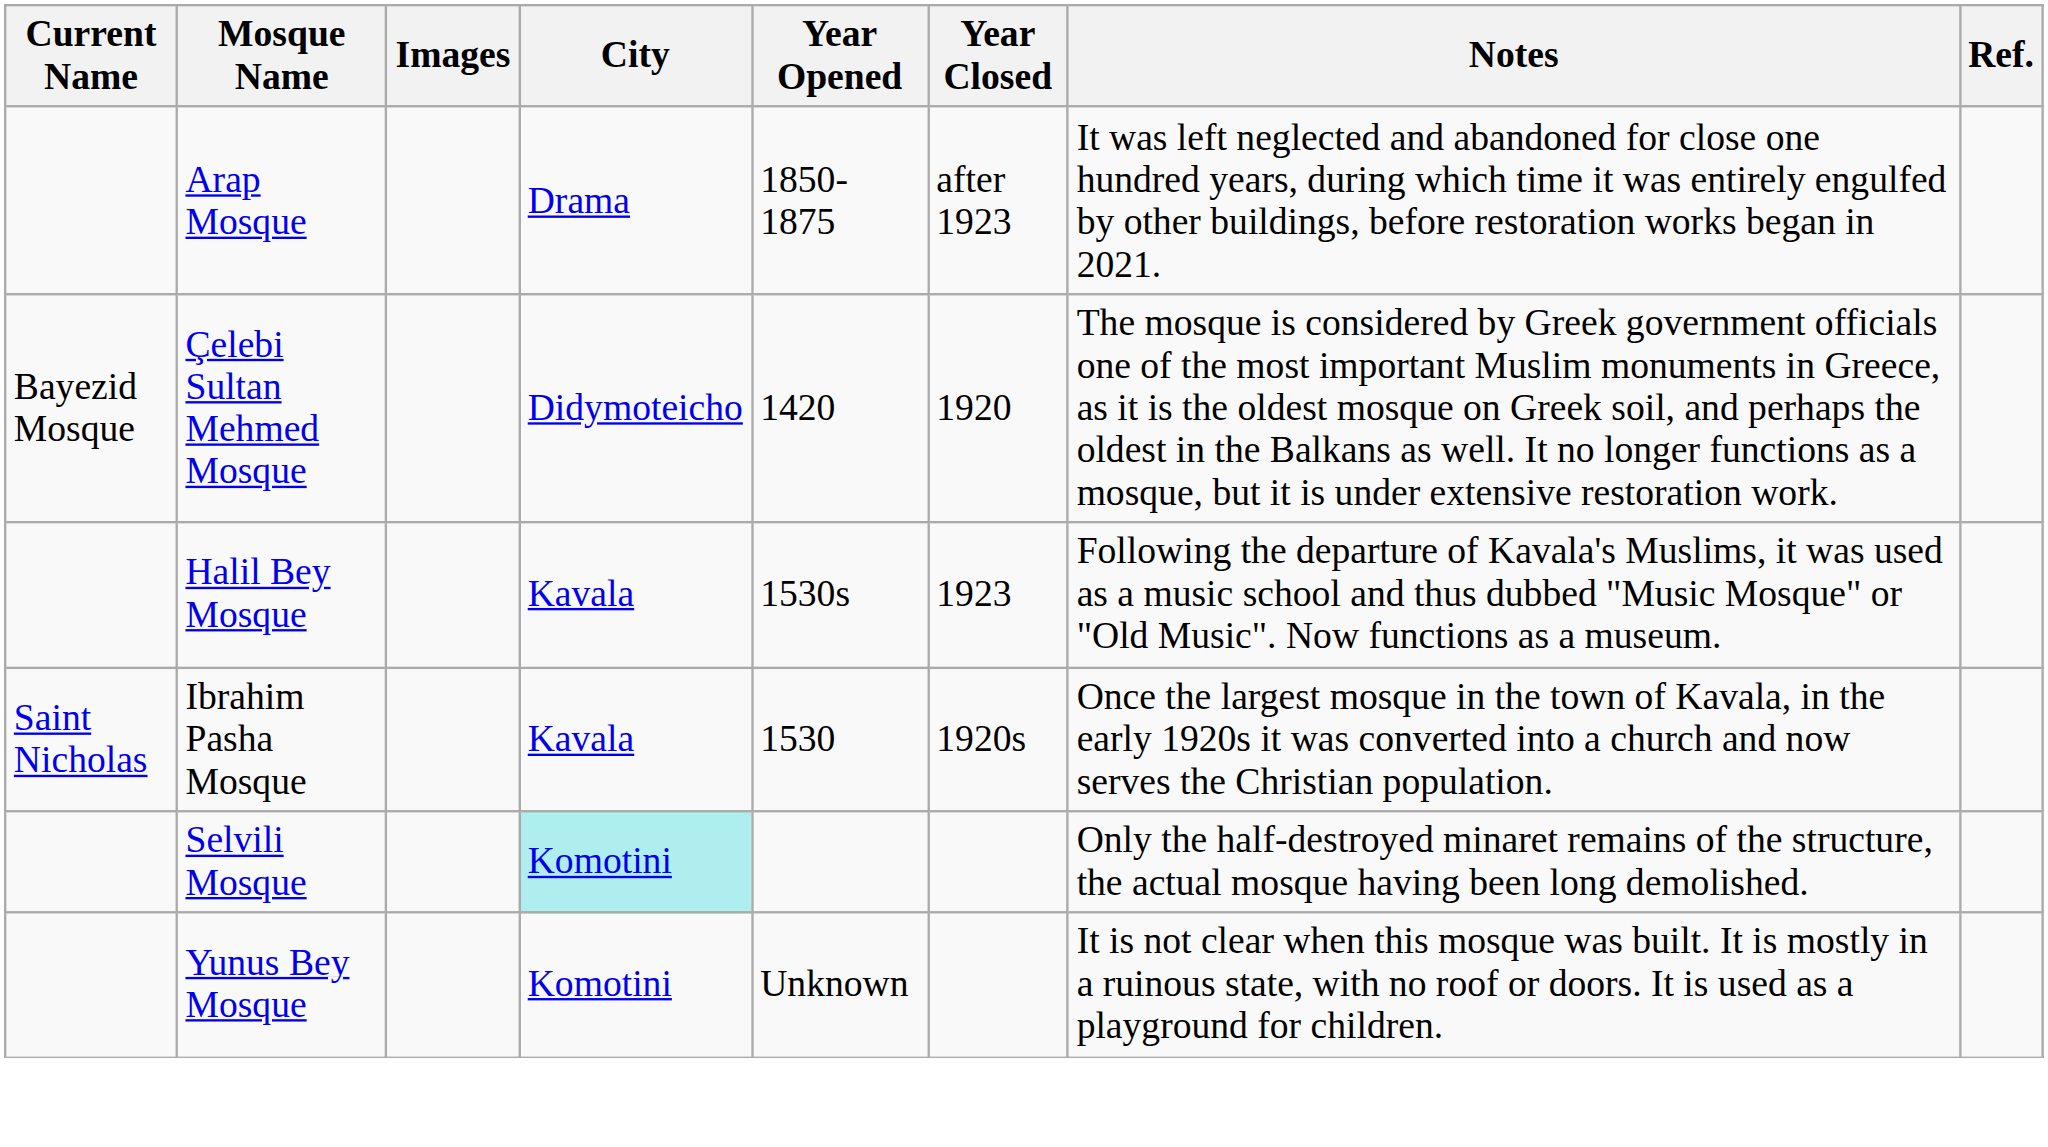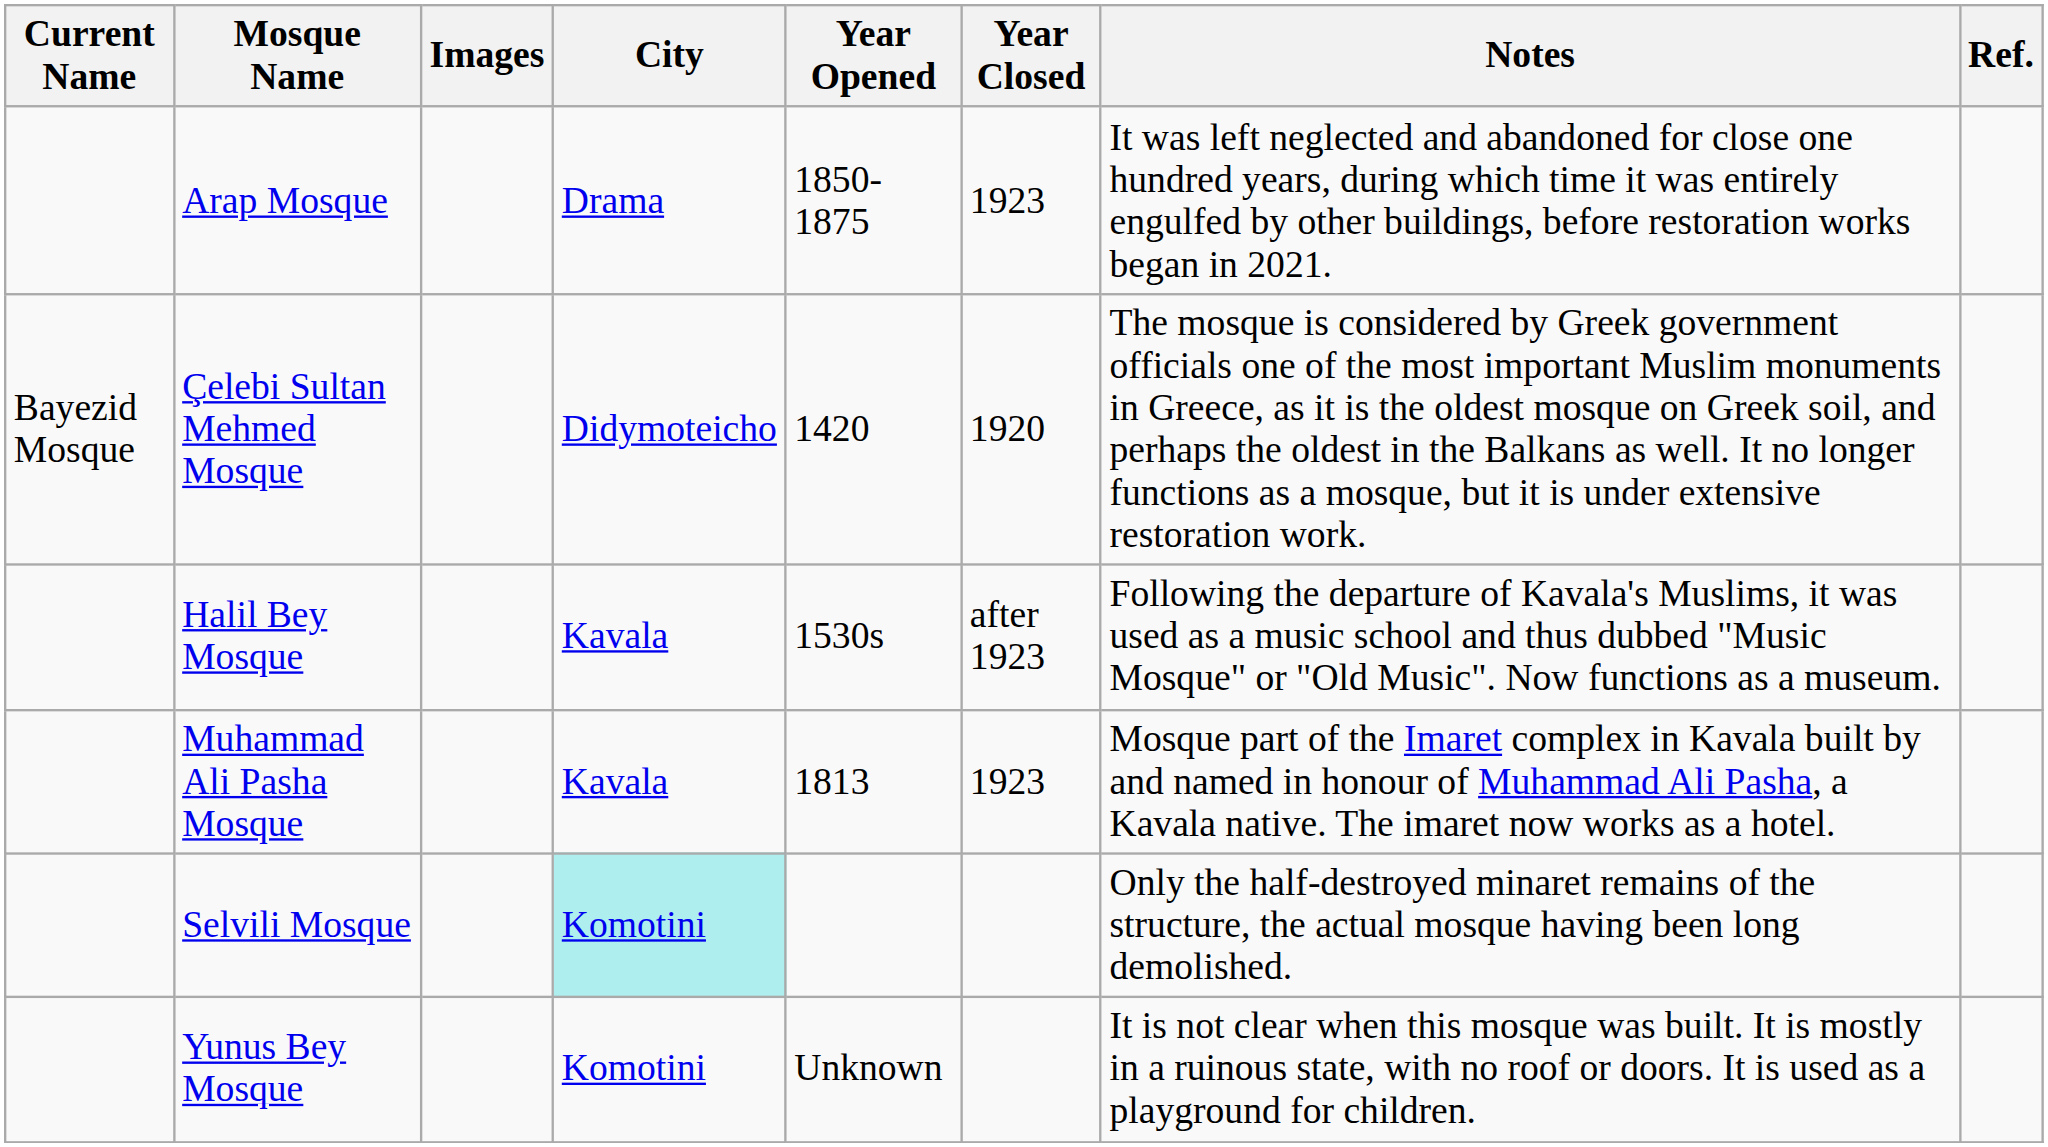(974, 199) after 1923 -> (1007, 199) 1923
(974, 593) 1923 -> (1007, 636) after 1923
- row: (246, 738)
+ row: (273, 780)
